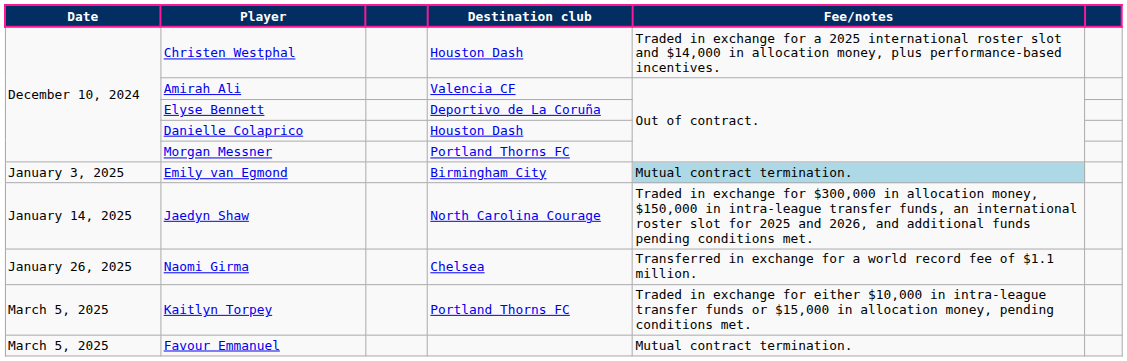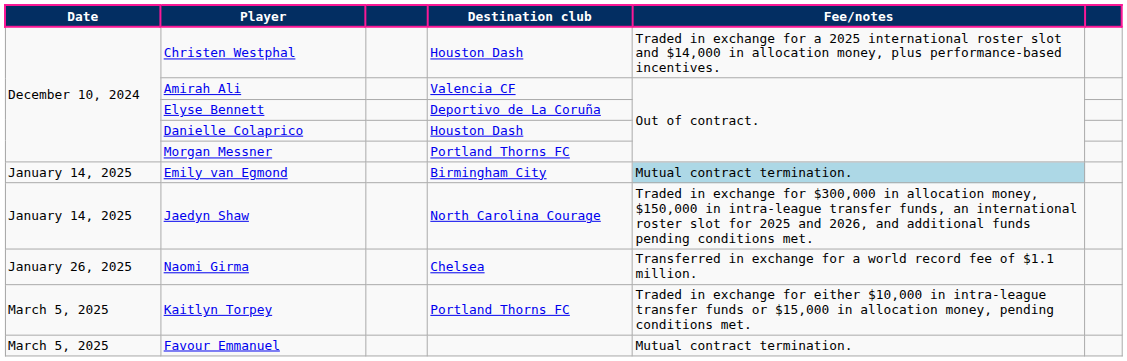(66, 173) January 3, 2025 -> (70, 173) January 14, 2025
